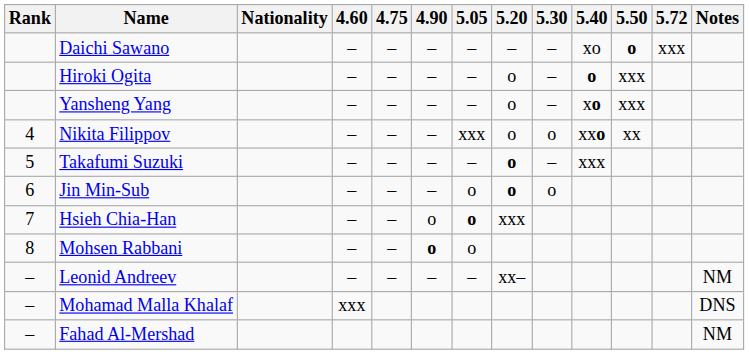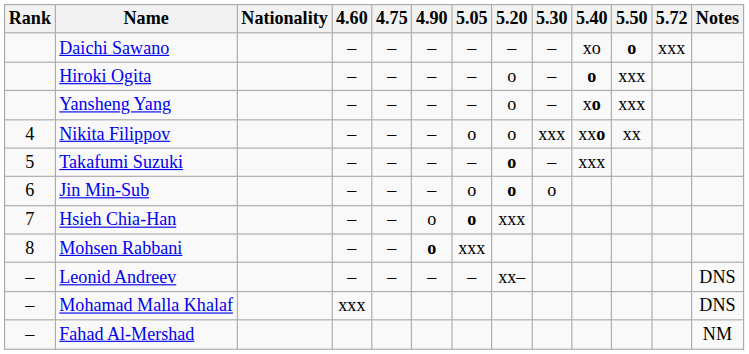(472, 133) xxx -> (472, 133) o
(552, 133) o -> (552, 133) xxx
(472, 248) o -> (472, 248) xxx
(717, 276) NM -> (717, 276) DNS
